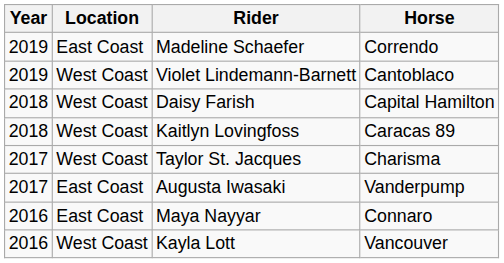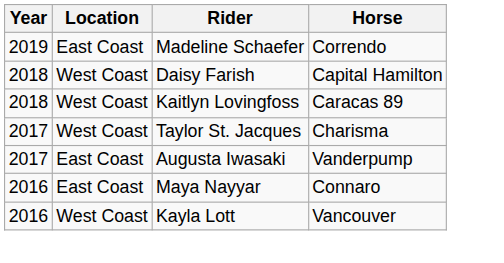- row: (256, 74)
